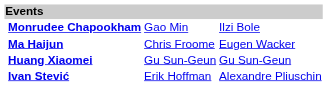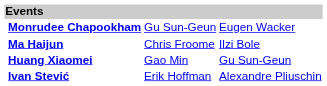(166, 27) Gao Min -> (180, 27) Gu Sun-Geun
(240, 27) Ilzi Bole -> (257, 27) Eugen Wacker
(257, 44) Eugen Wacker -> (240, 44) Ilzi Bole
(180, 60) Gu Sun-Geun -> (166, 60) Gao Min
